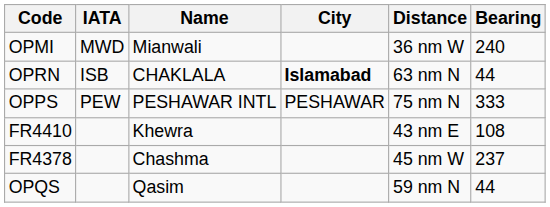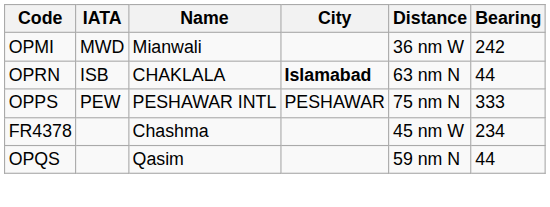(490, 46) 240 -> (490, 46) 242
- row: (40, 131)
(490, 159) 237 -> (490, 131) 234
